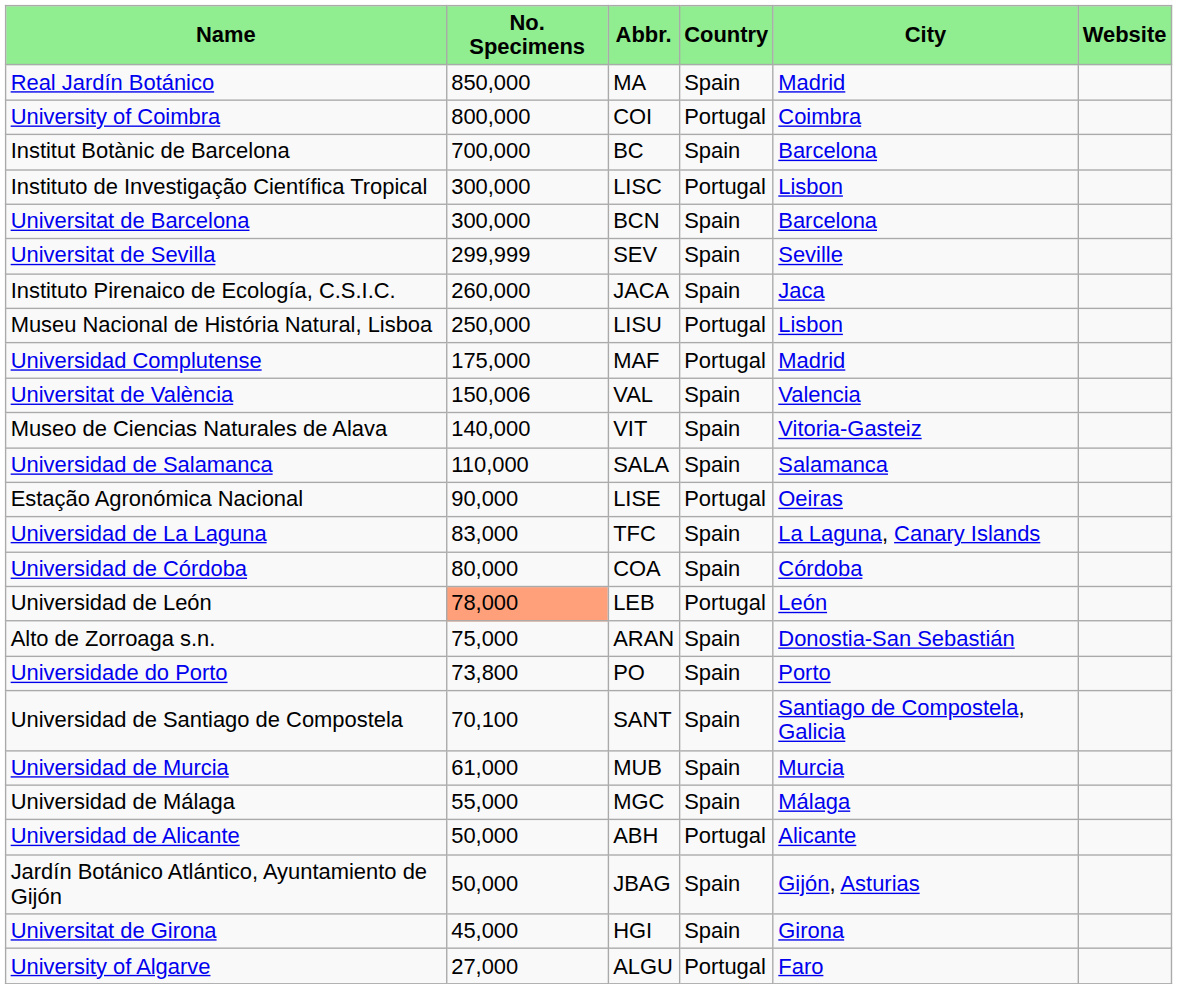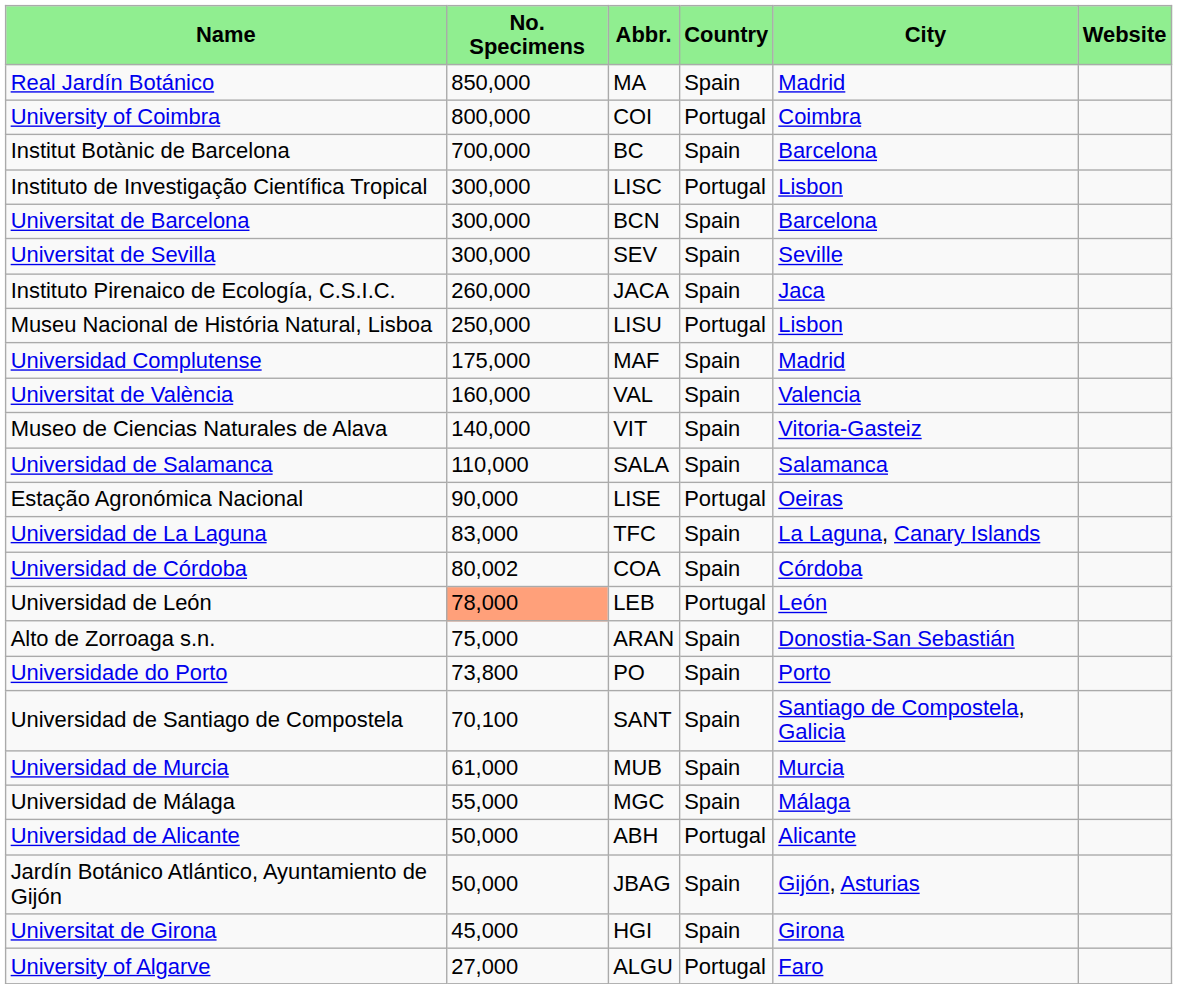(491, 256) 299,999 -> (491, 256) 300,000
(725, 360) Portugal -> (712, 360) Spain
(491, 395) 150,006 -> (491, 395) 160,000
(485, 568) 80,000 -> (485, 568) 80,002
